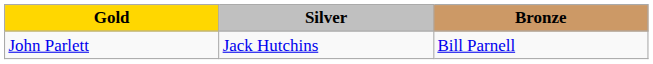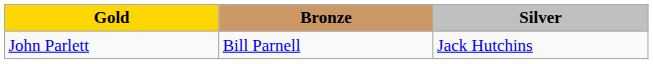columns swapped: (326, 17) <-> (541, 17)
